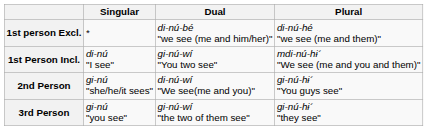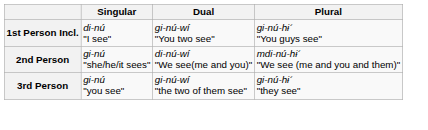- row: (44, 33)
(349, 59) mdi-nú-hɨ´ "We see (me and you and them)" -> (289, 33) gi-nú-hɨ´ "You guys see"
(310, 86) gi-nú-hɨ´ "You guys see" -> (328, 59) mdi-nú-hɨ´ "We see (me and you and them)"
